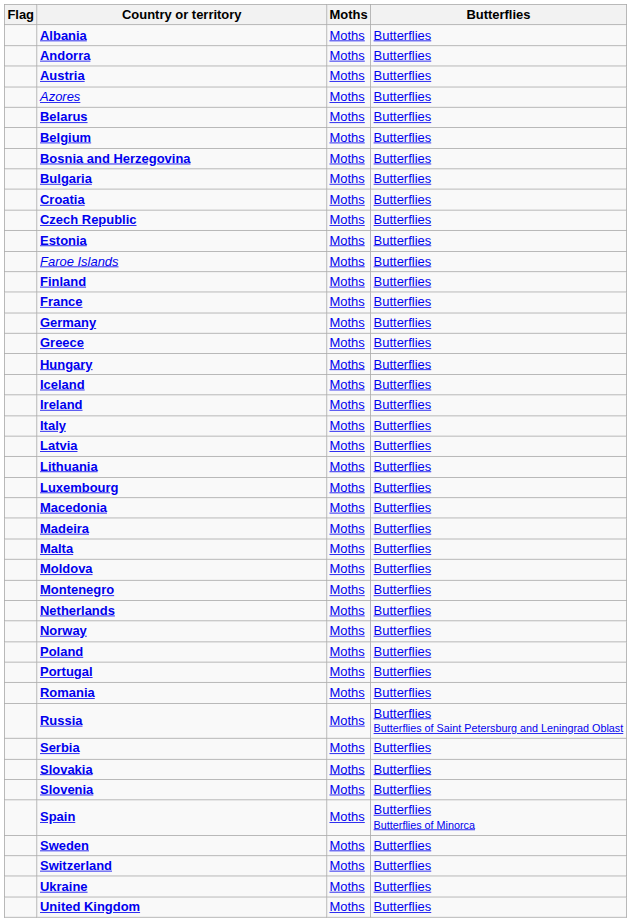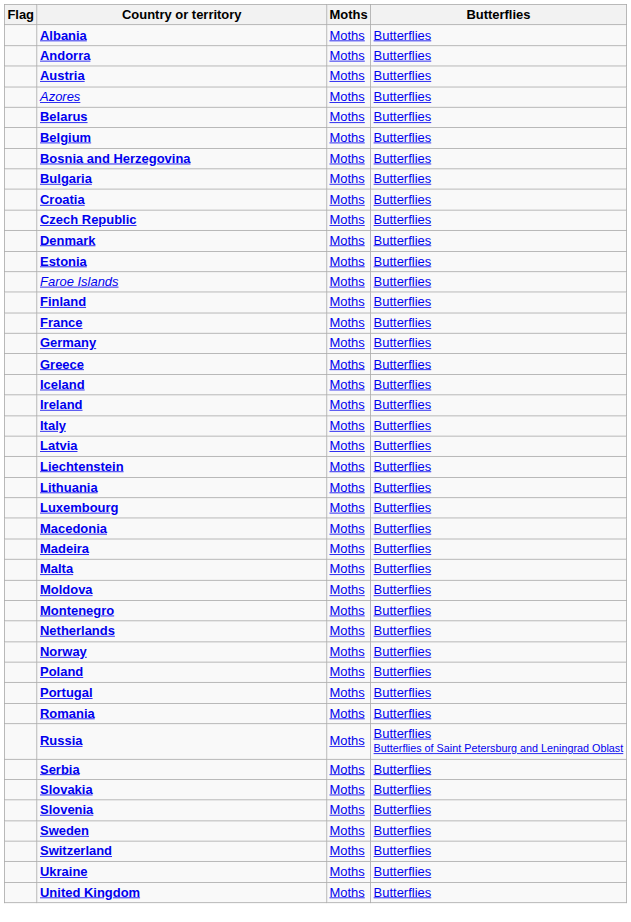+ row: (68, 240)
- row: (66, 364)
+ row: (82, 466)
- row: (58, 817)
